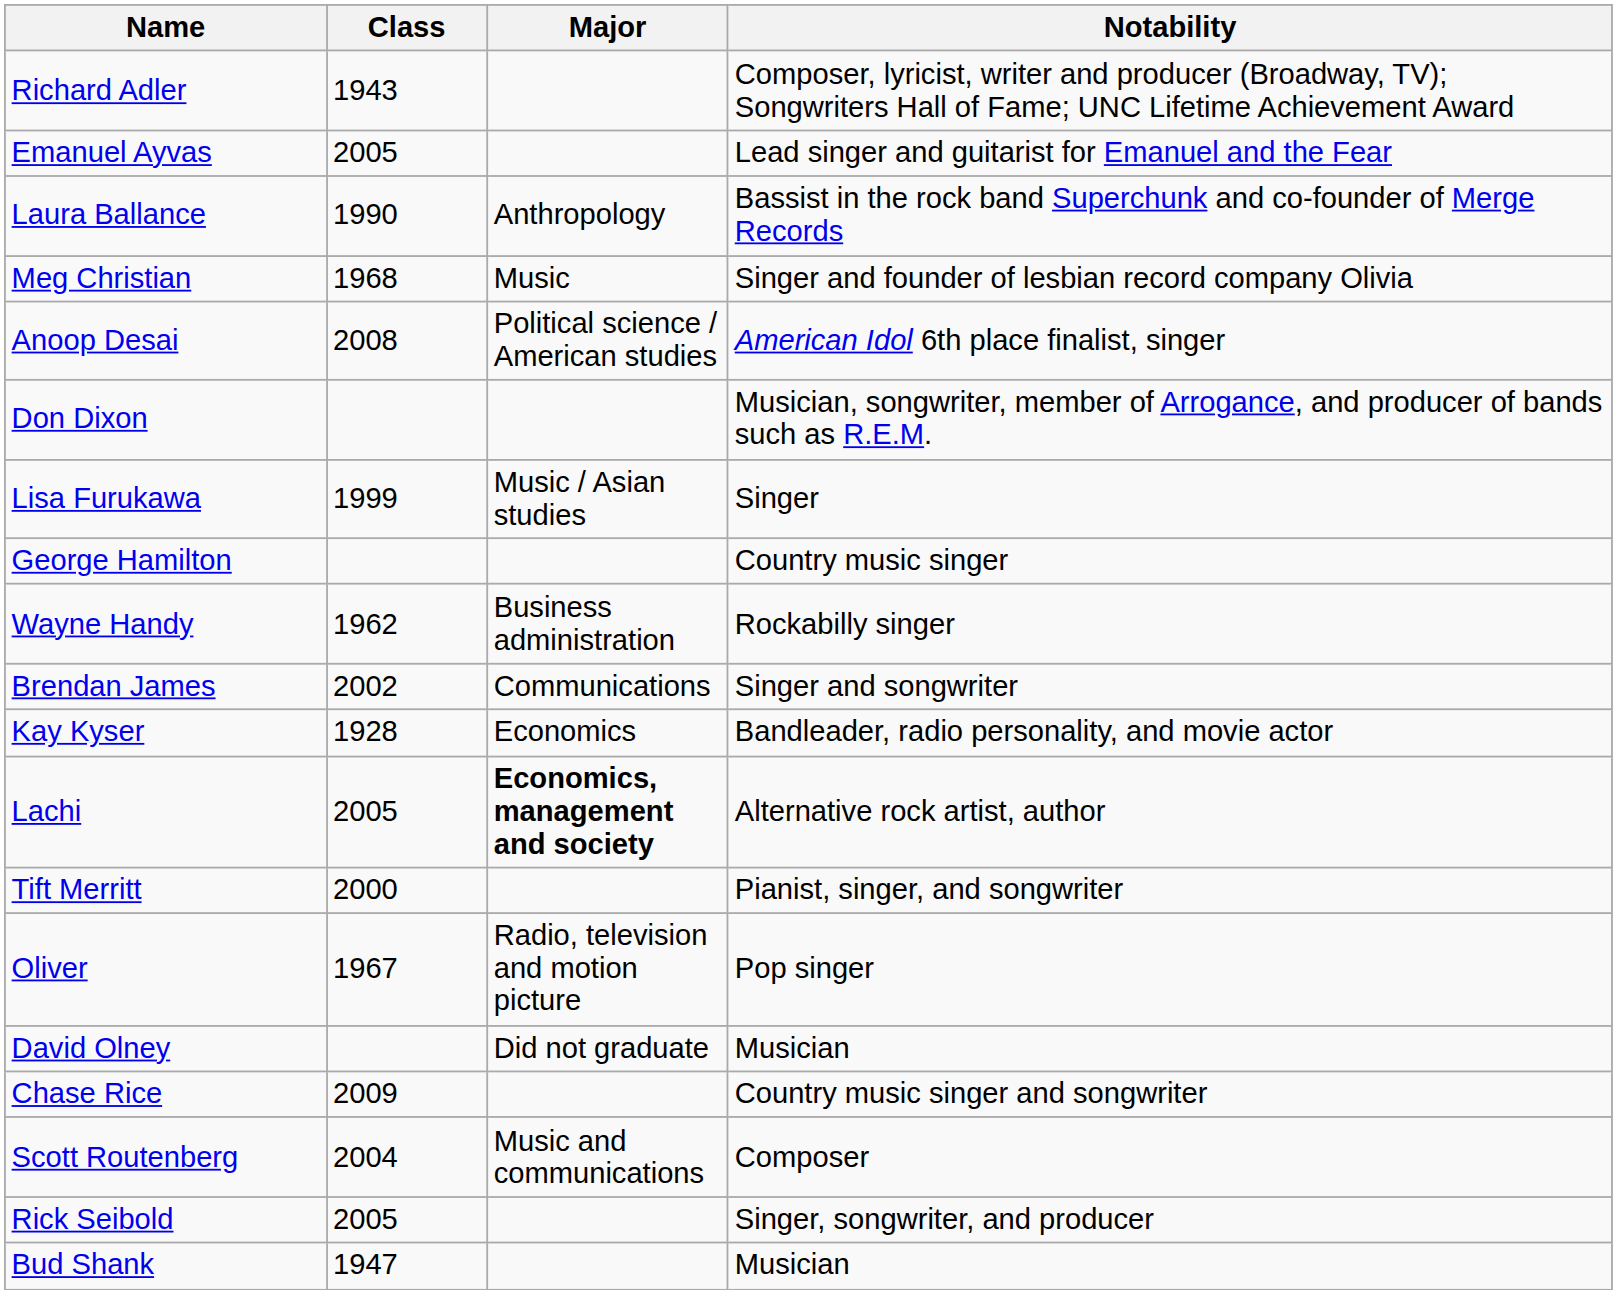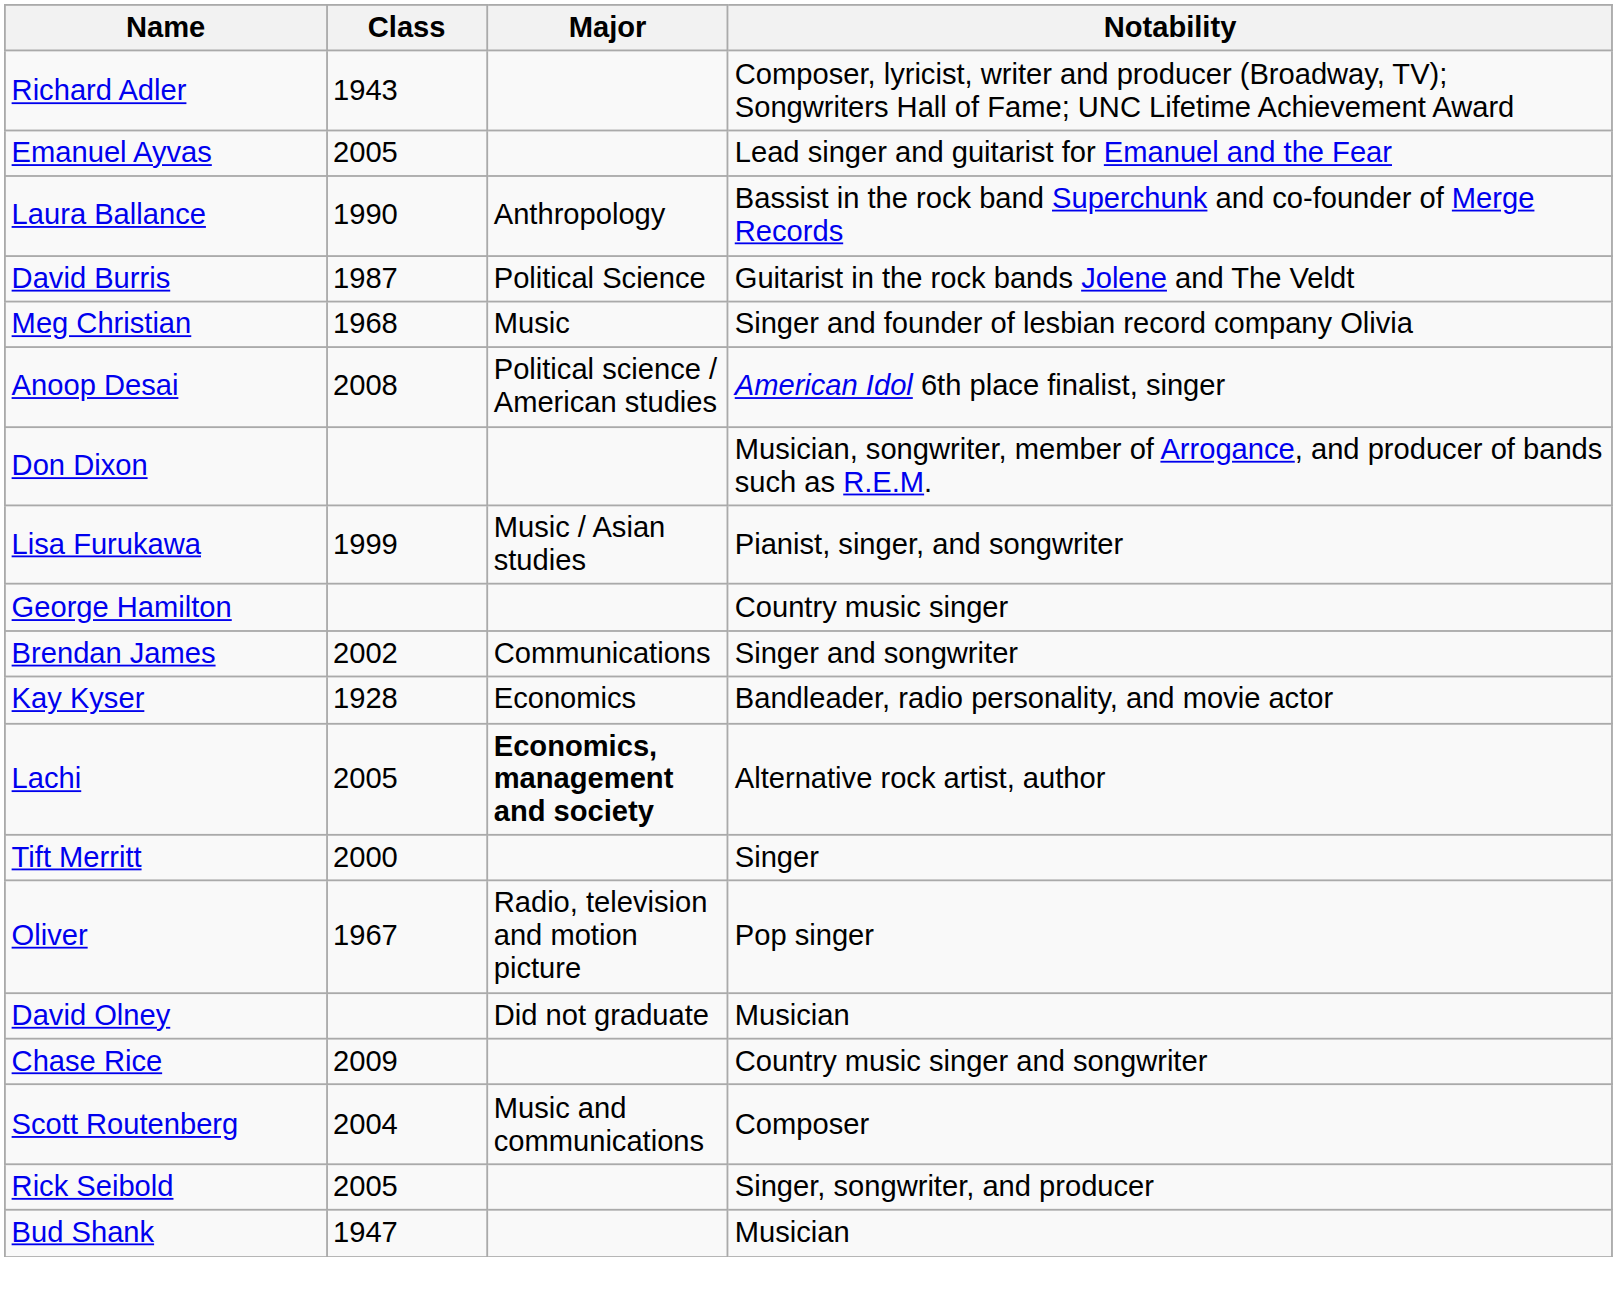+ row: (91, 277)
(777, 498) Singer -> (929, 544) Pianist, singer, and songwriter
- row: (103, 623)
(929, 890) Pianist, singer, and songwriter -> (777, 857) Singer
